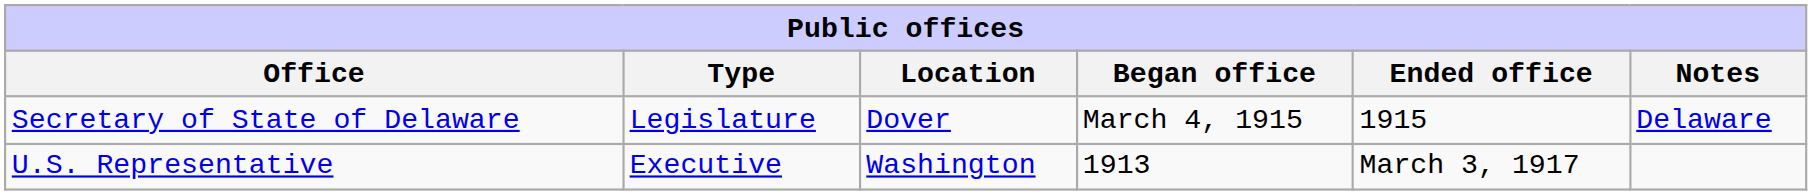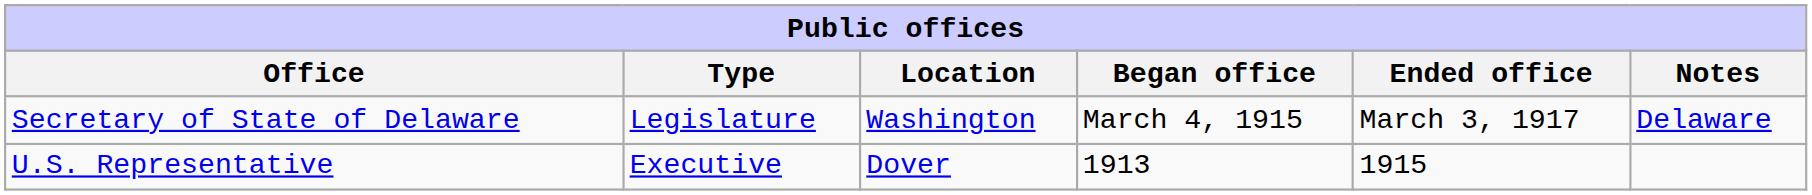(909, 120) Dover -> (951, 120) Washington
(1393, 120) 1915 -> (1470, 120) March 3, 1917
(951, 166) Washington -> (909, 166) Dover
(1470, 166) March 3, 1917 -> (1393, 166) 1915
